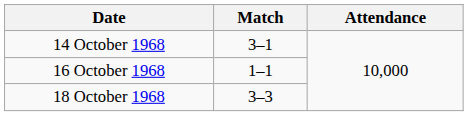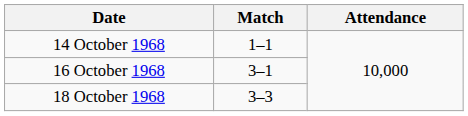(260, 44) 3–1 -> (260, 44) 1–1
(260, 70) 1–1 -> (260, 70) 3–1
